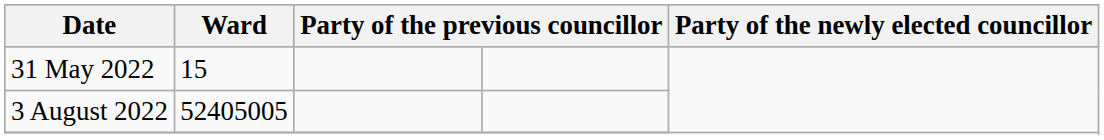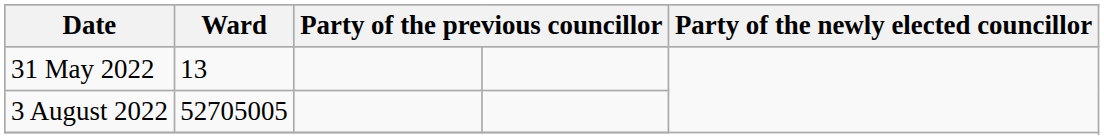(194, 68) 15 -> (194, 68) 13
(234, 111) 52405005 -> (234, 111) 52705005
